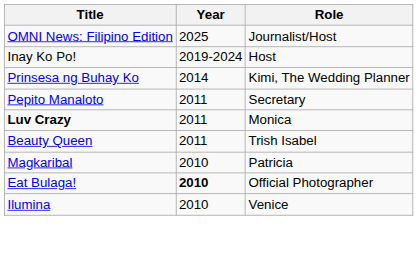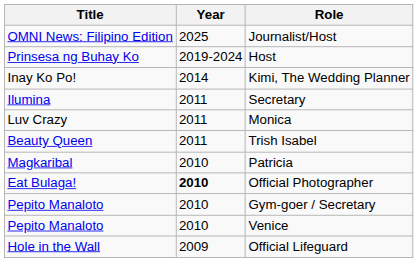(42, 57) Inay Ko Po! -> (73, 57) Prinsesa ng Buhay Ko
(73, 78) Prinsesa ng Buhay Ko -> (42, 78) Inay Ko Po!
(55, 99) Pepito Manaloto -> (29, 99) Ilumina
(39, 120) bold -> (37, 120) normal
+ row: (312, 204)
(29, 204) Ilumina -> (55, 225) Pepito Manaloto
+ row: (298, 246)
